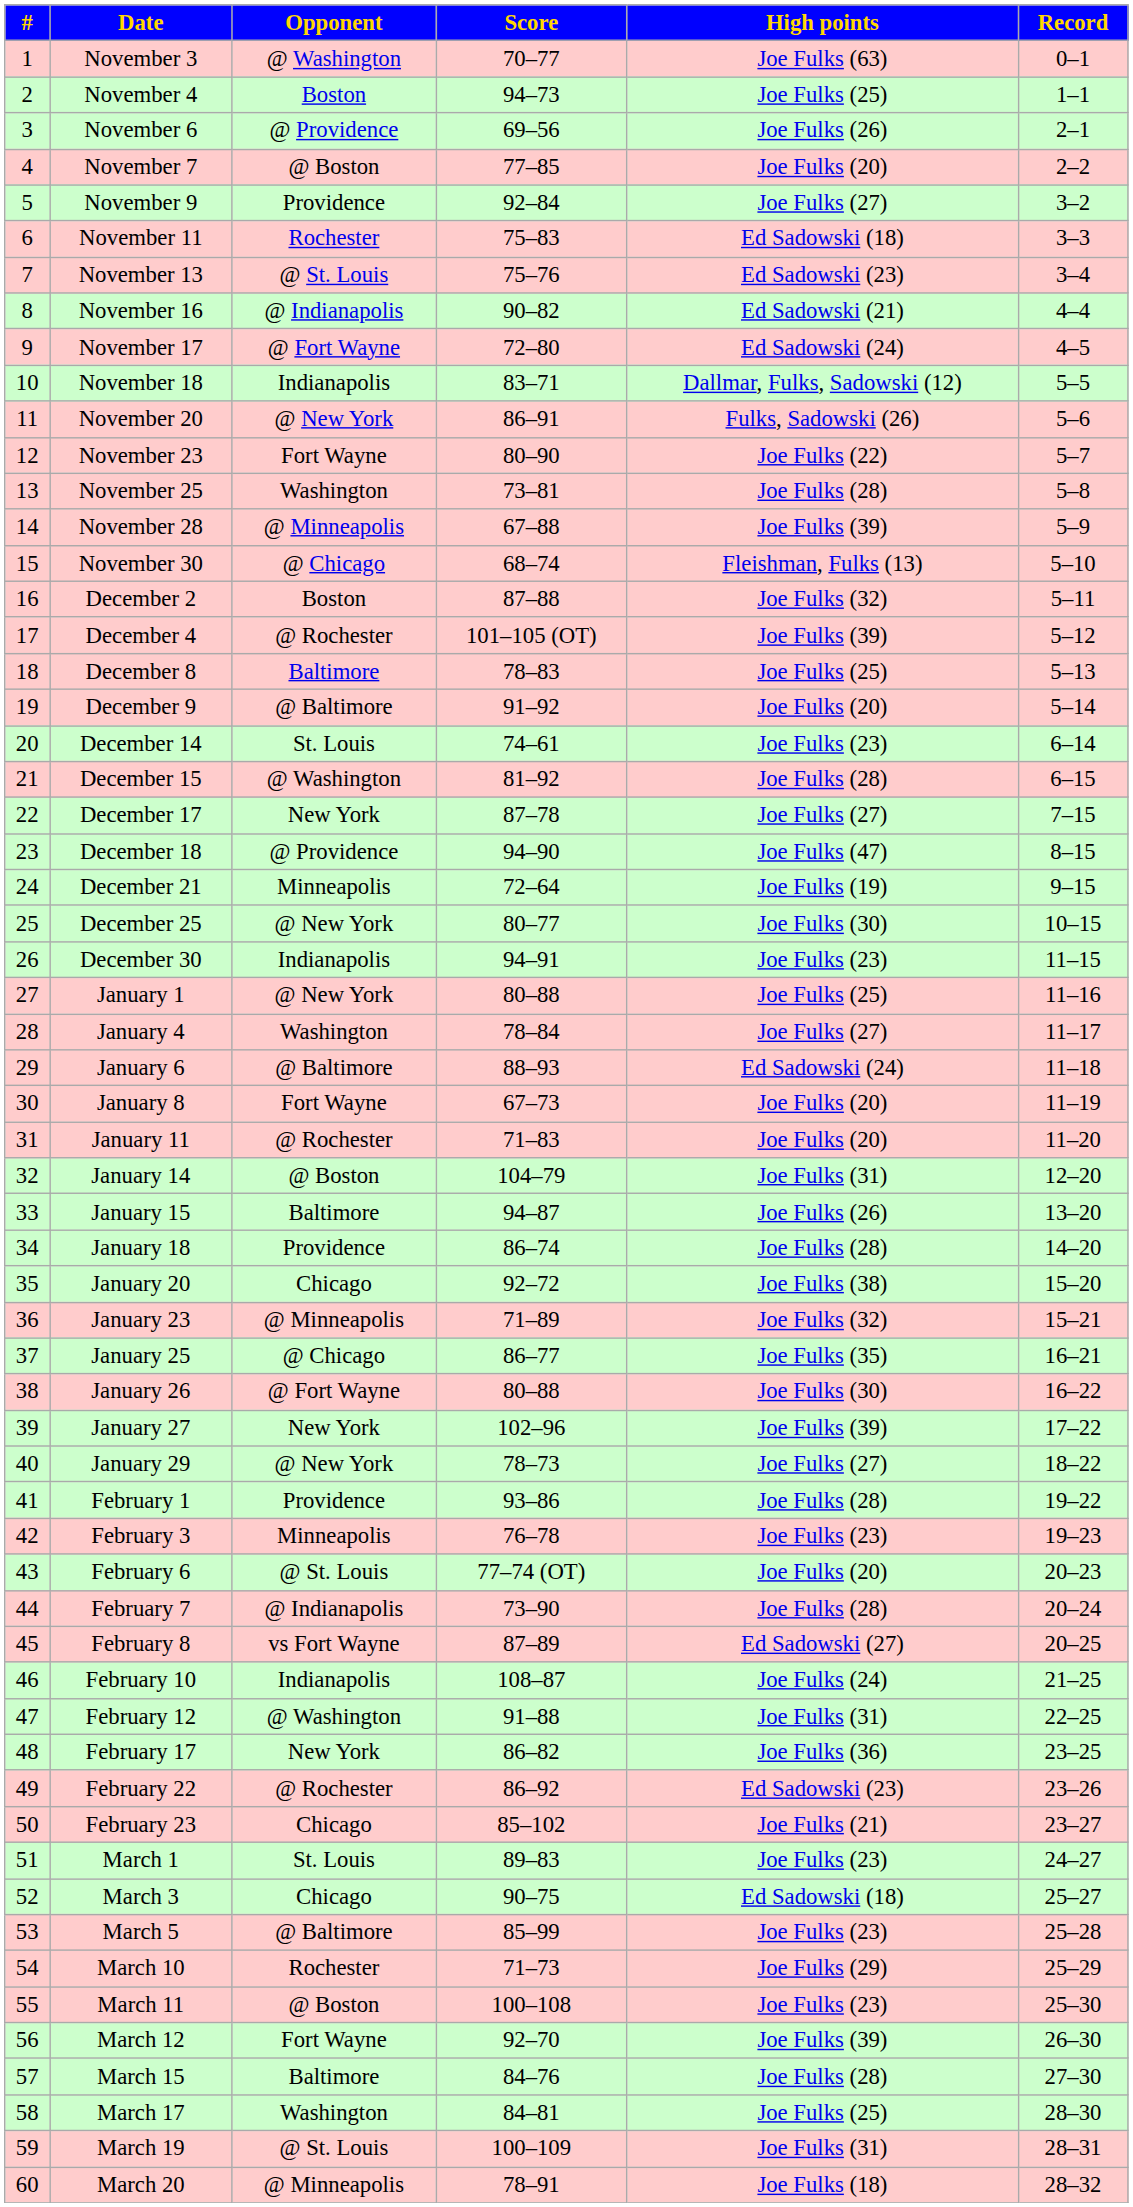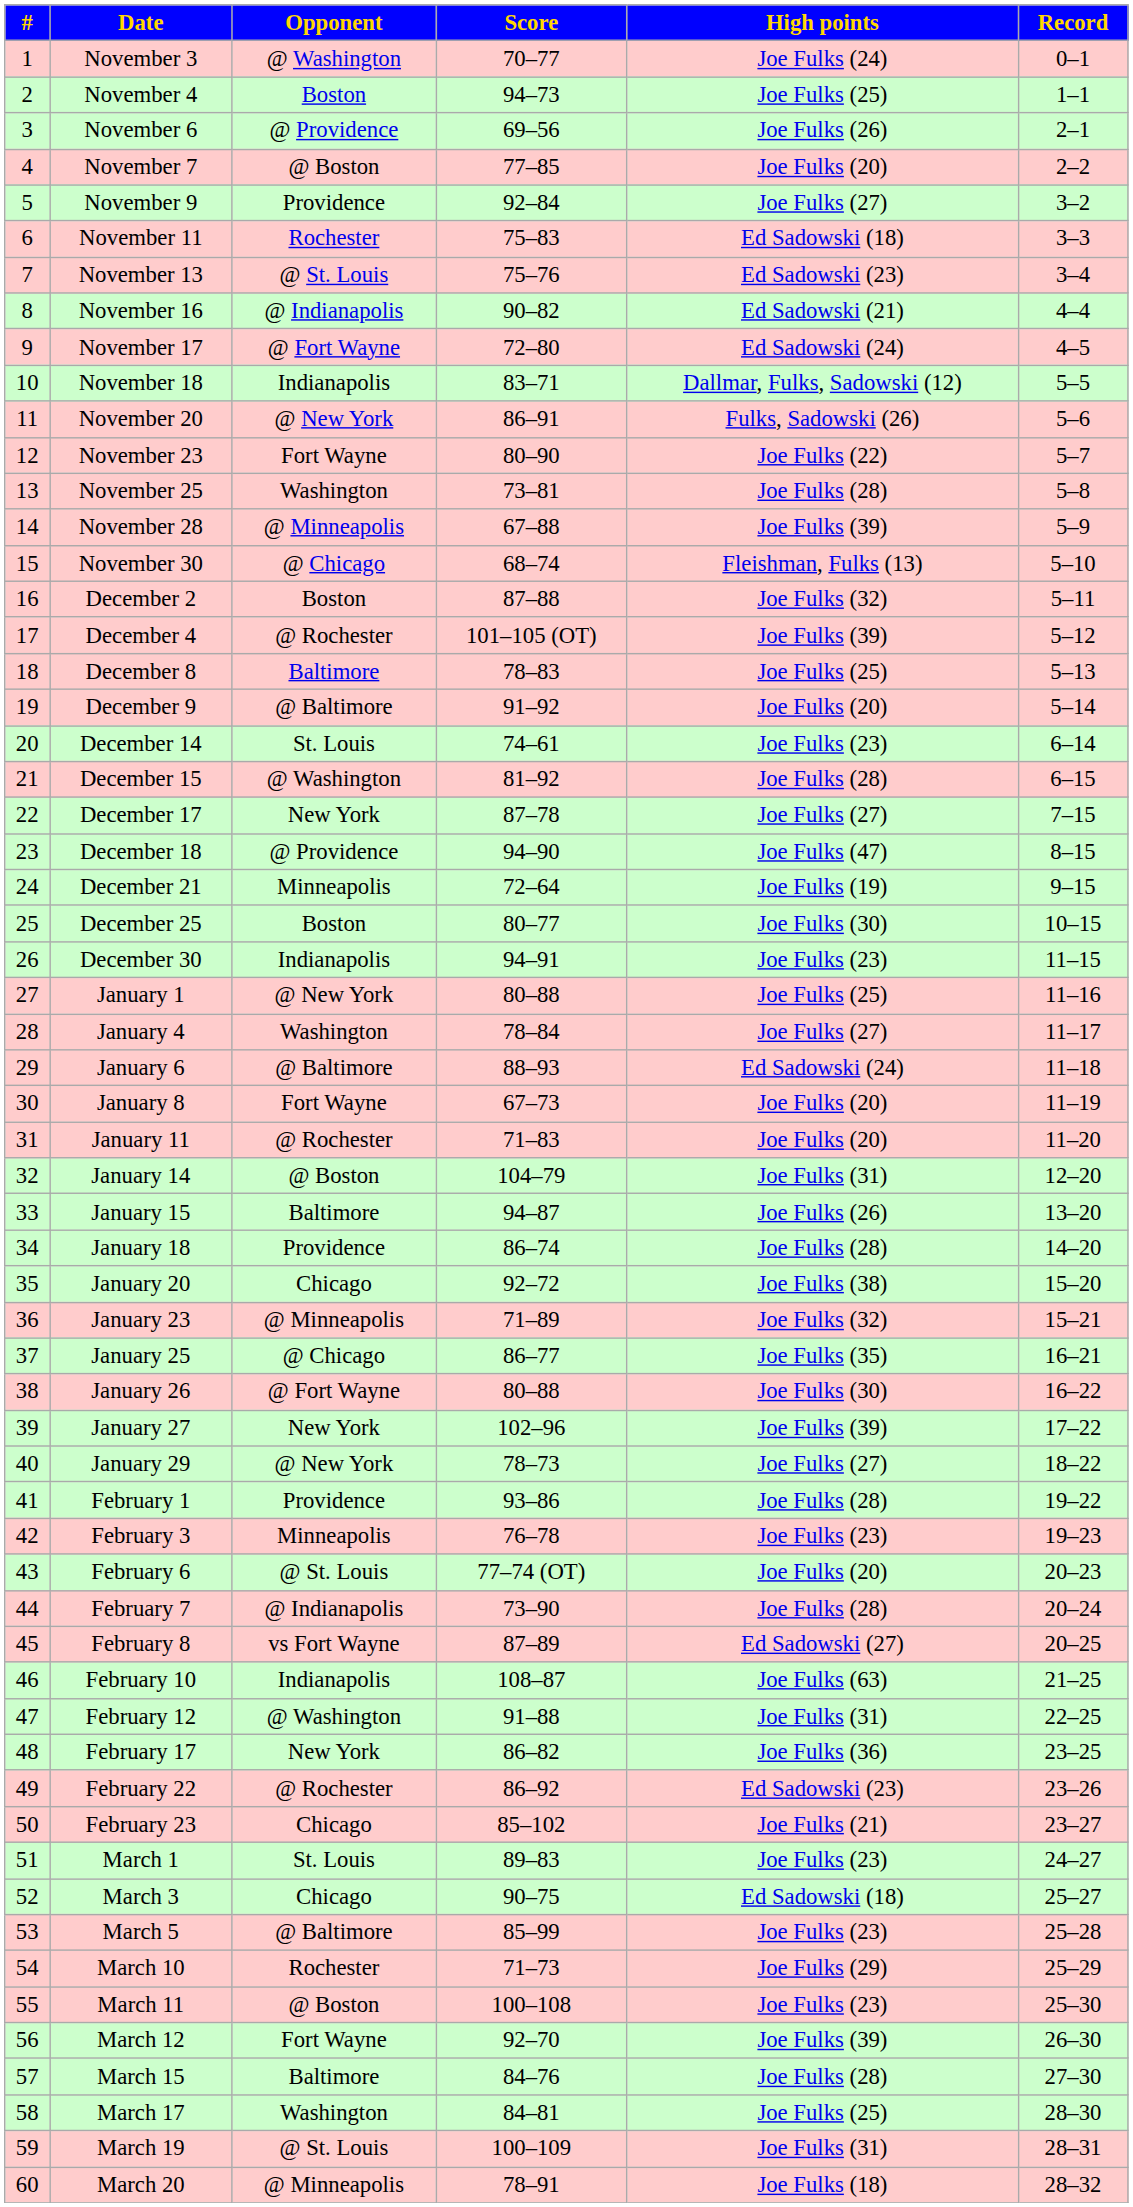(822, 58) Joe Fulks (63) -> (822, 58) Joe Fulks (24)
(334, 923) @ New York -> (334, 923) Boston
(822, 1680) Joe Fulks (24) -> (822, 1680) Joe Fulks (63)
